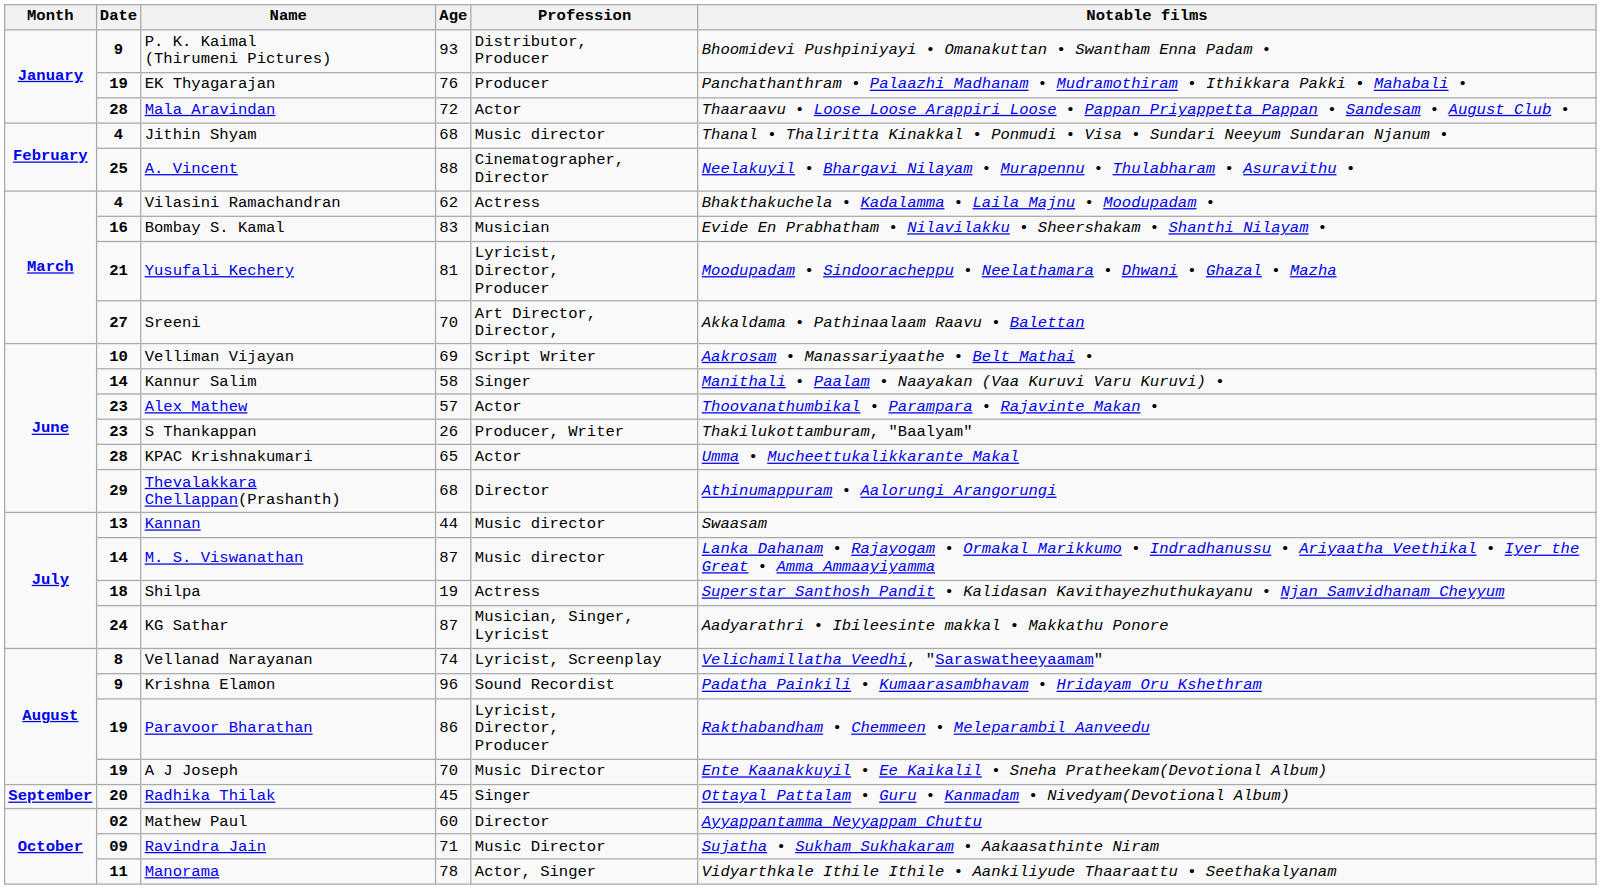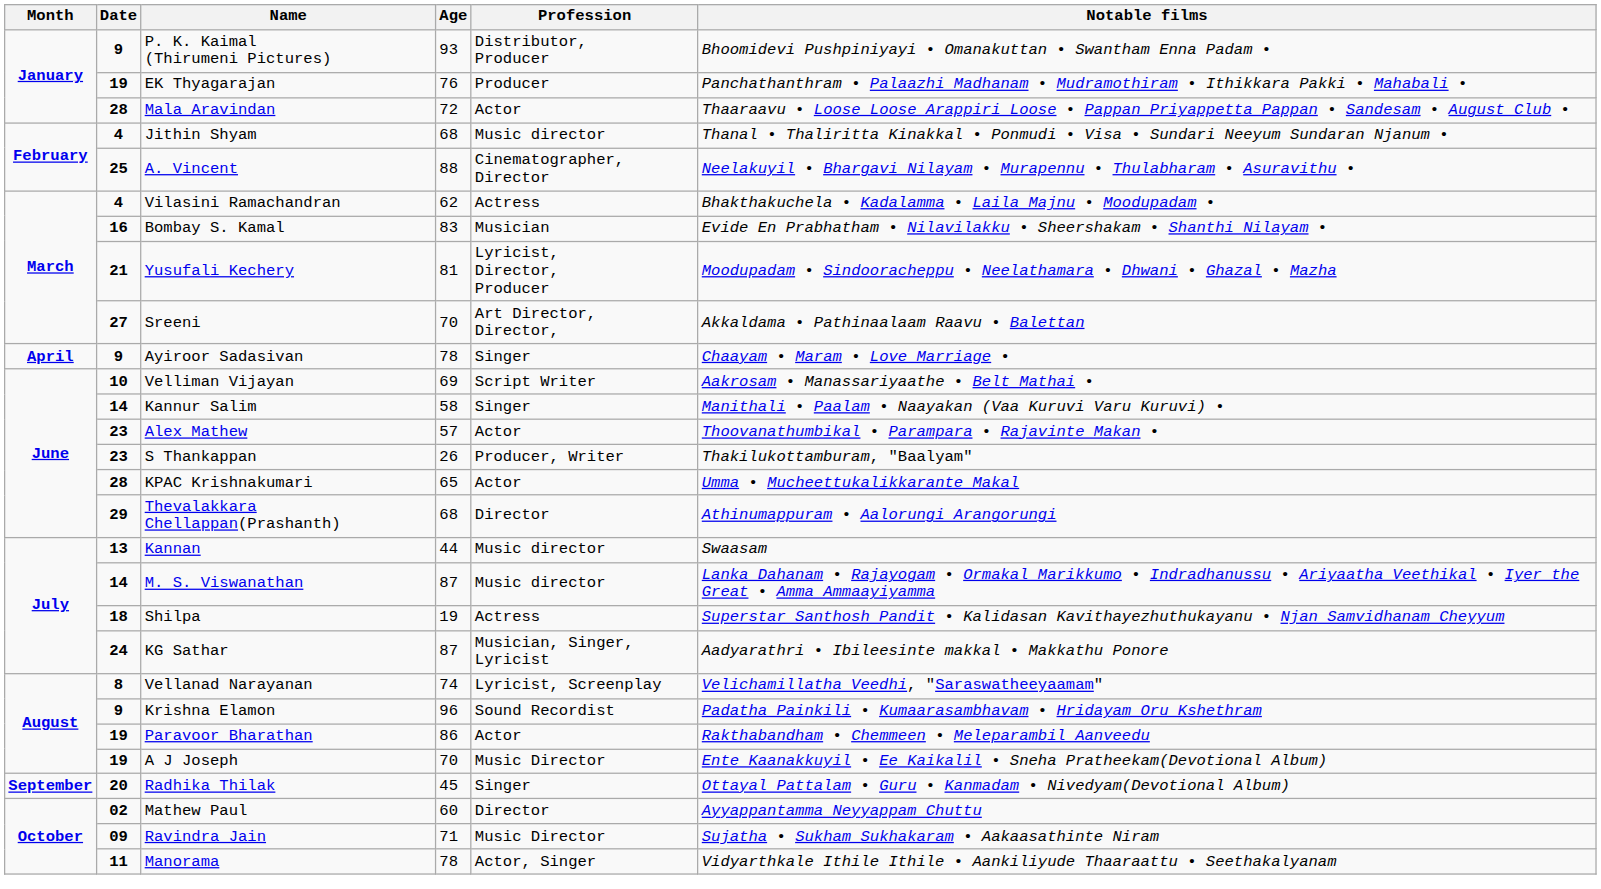+ row: (224, 357)
(517, 729) Lyricist, Director, Producer -> (498, 736) Actor
